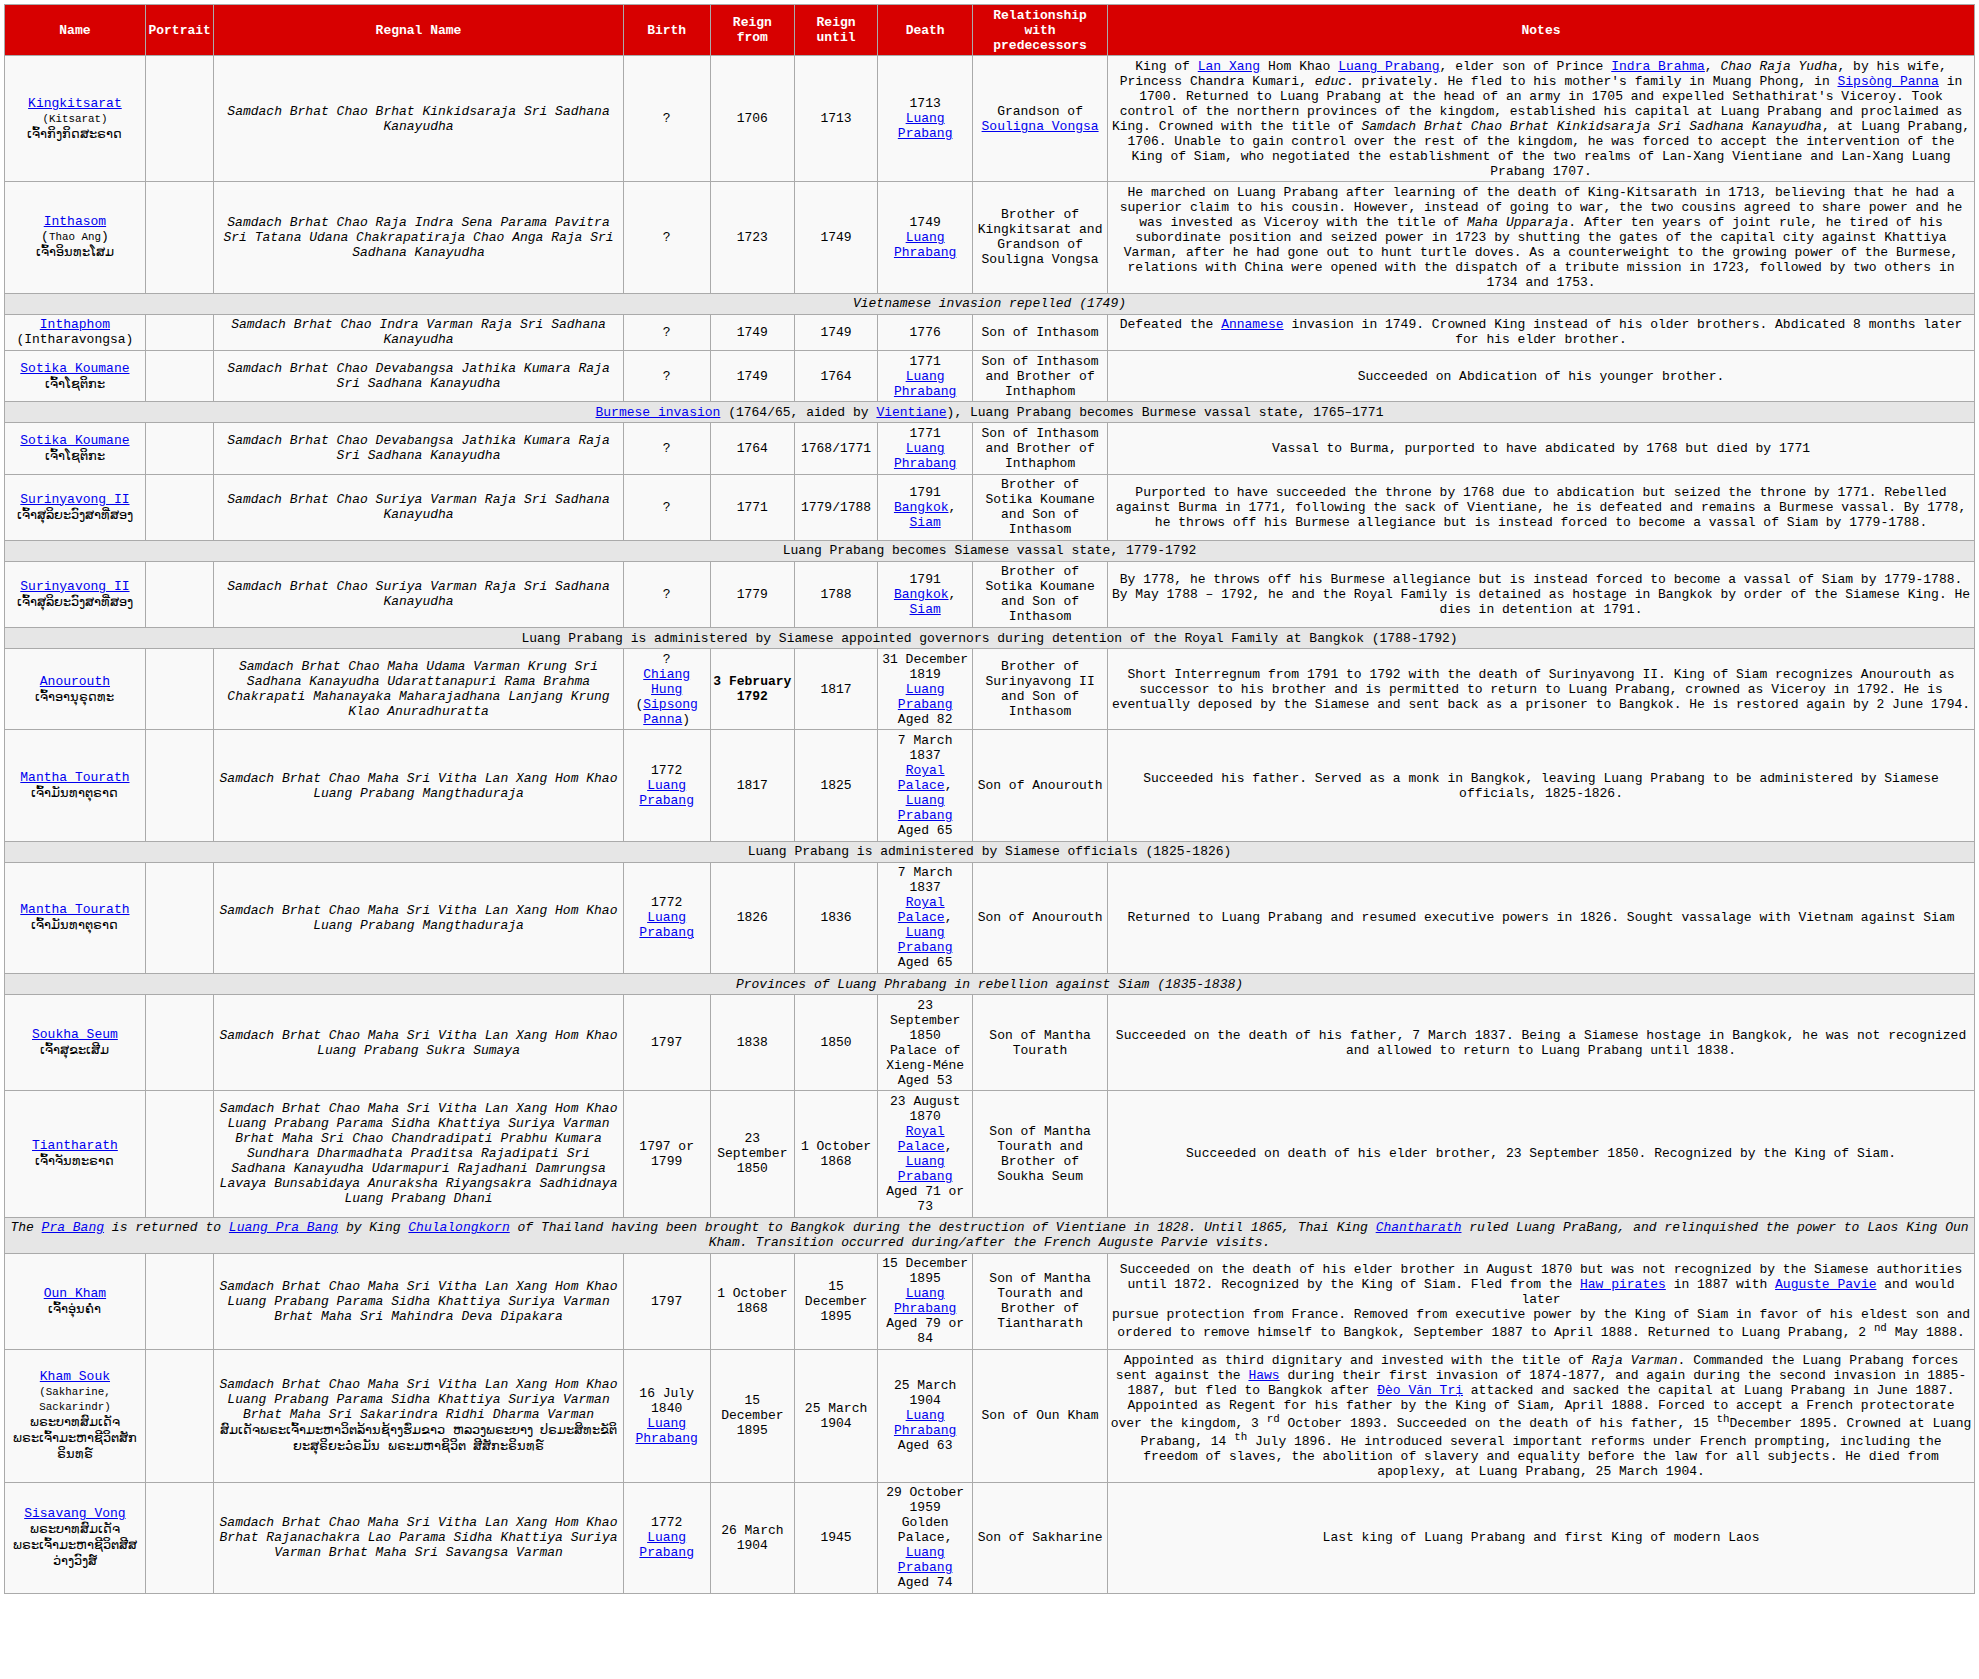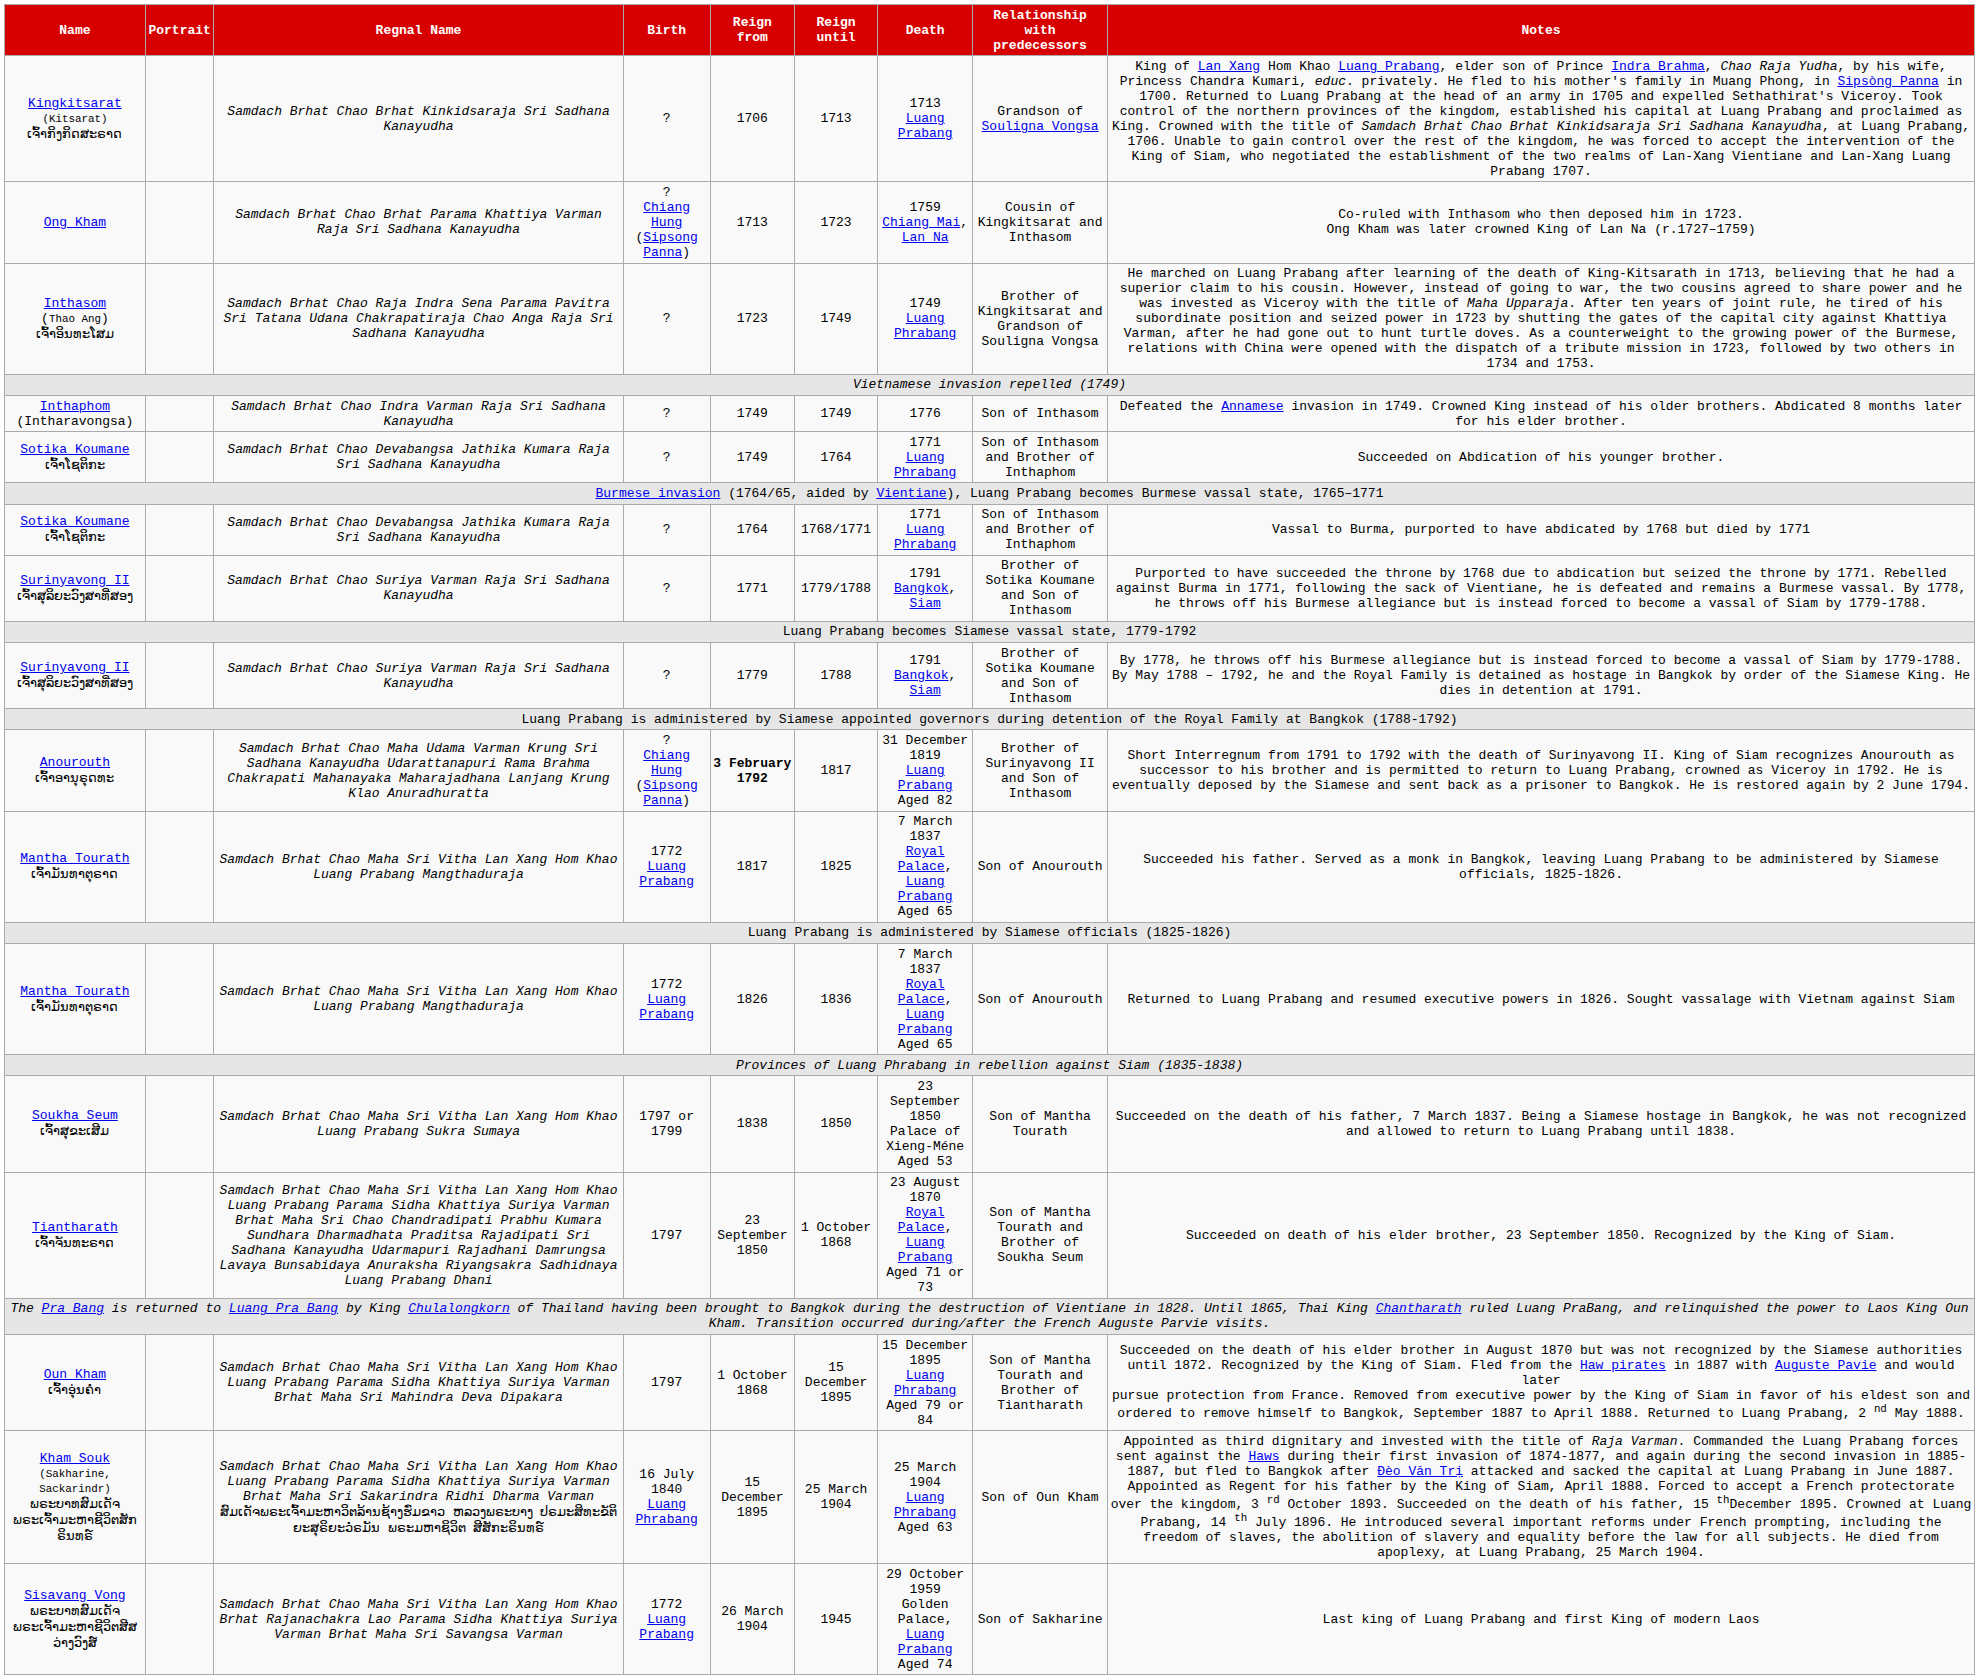+ row: (75, 222)
(667, 1043) 1797 -> (667, 1124) 1797 or 1799
(667, 1154) 1797 or 1799 -> (667, 1235) 1797
